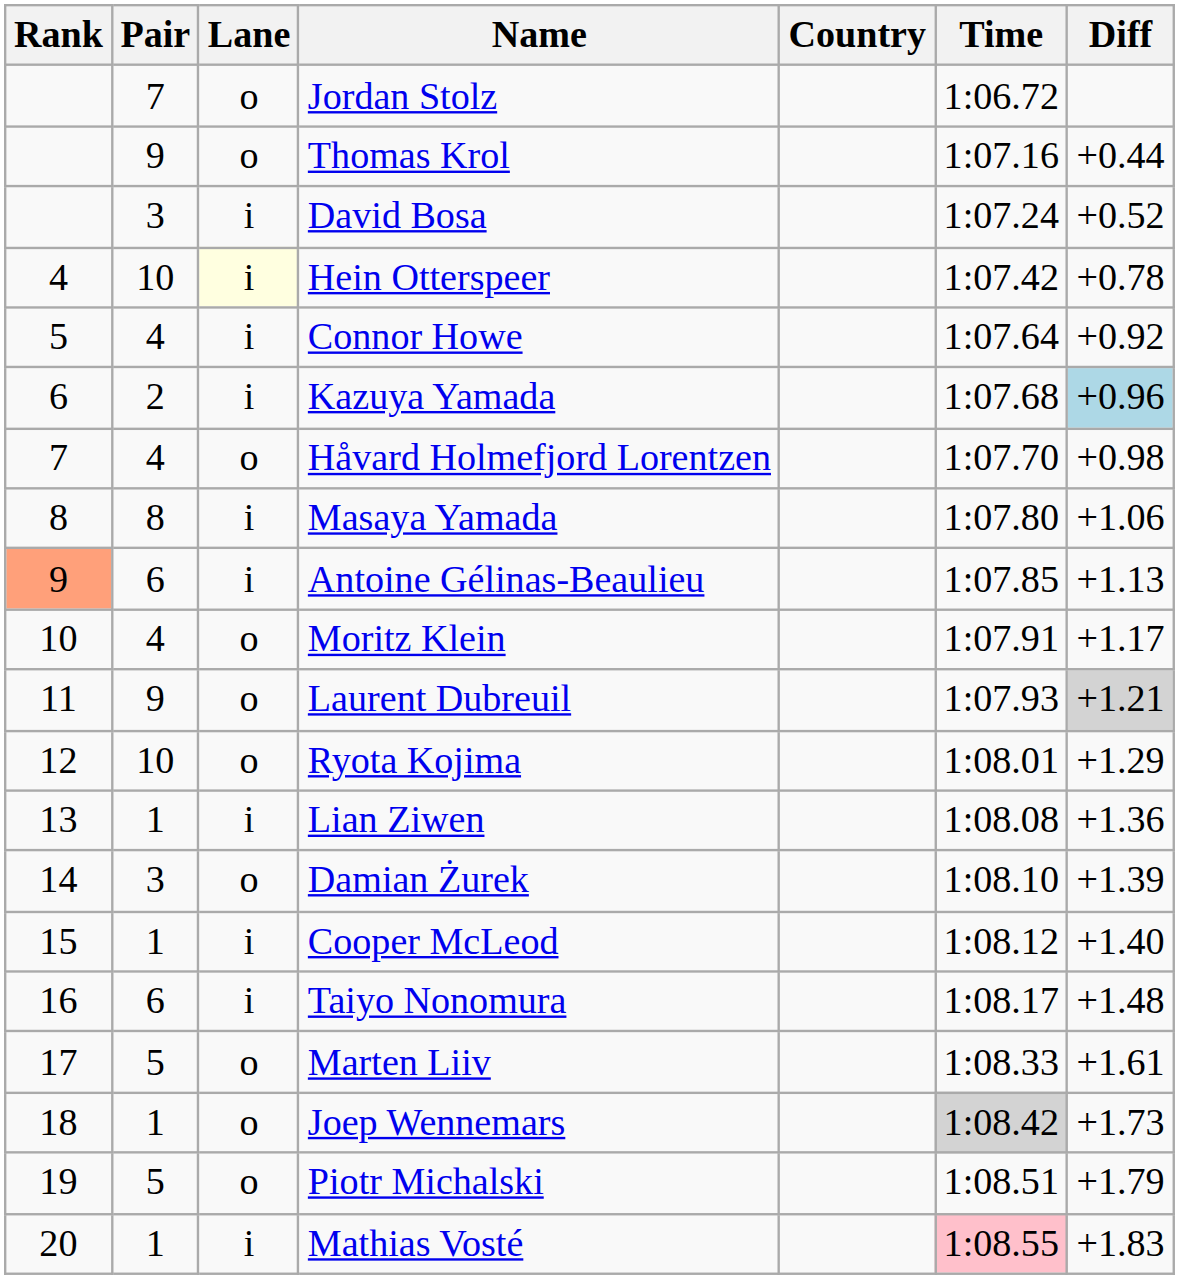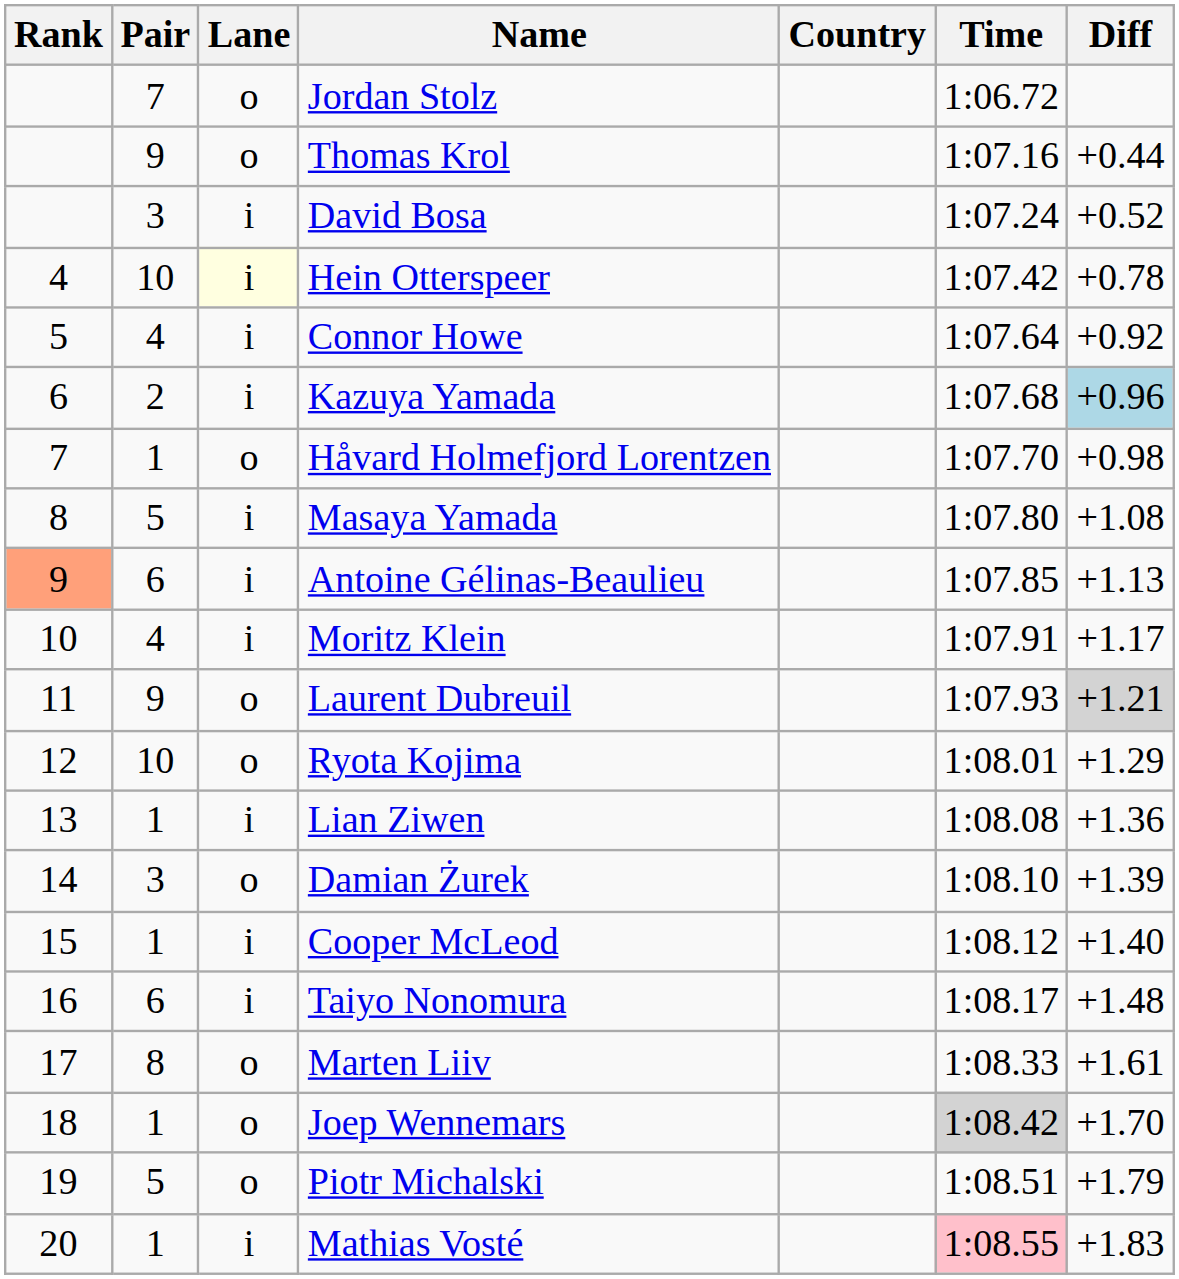(155, 457) 4 -> (155, 457) 1
(155, 517) 8 -> (155, 517) 5
(1121, 517) +1.06 -> (1121, 517) +1.08
(249, 638) o -> (249, 638) i
(155, 1061) 5 -> (155, 1061) 8
(1121, 1121) +1.73 -> (1121, 1121) +1.70
